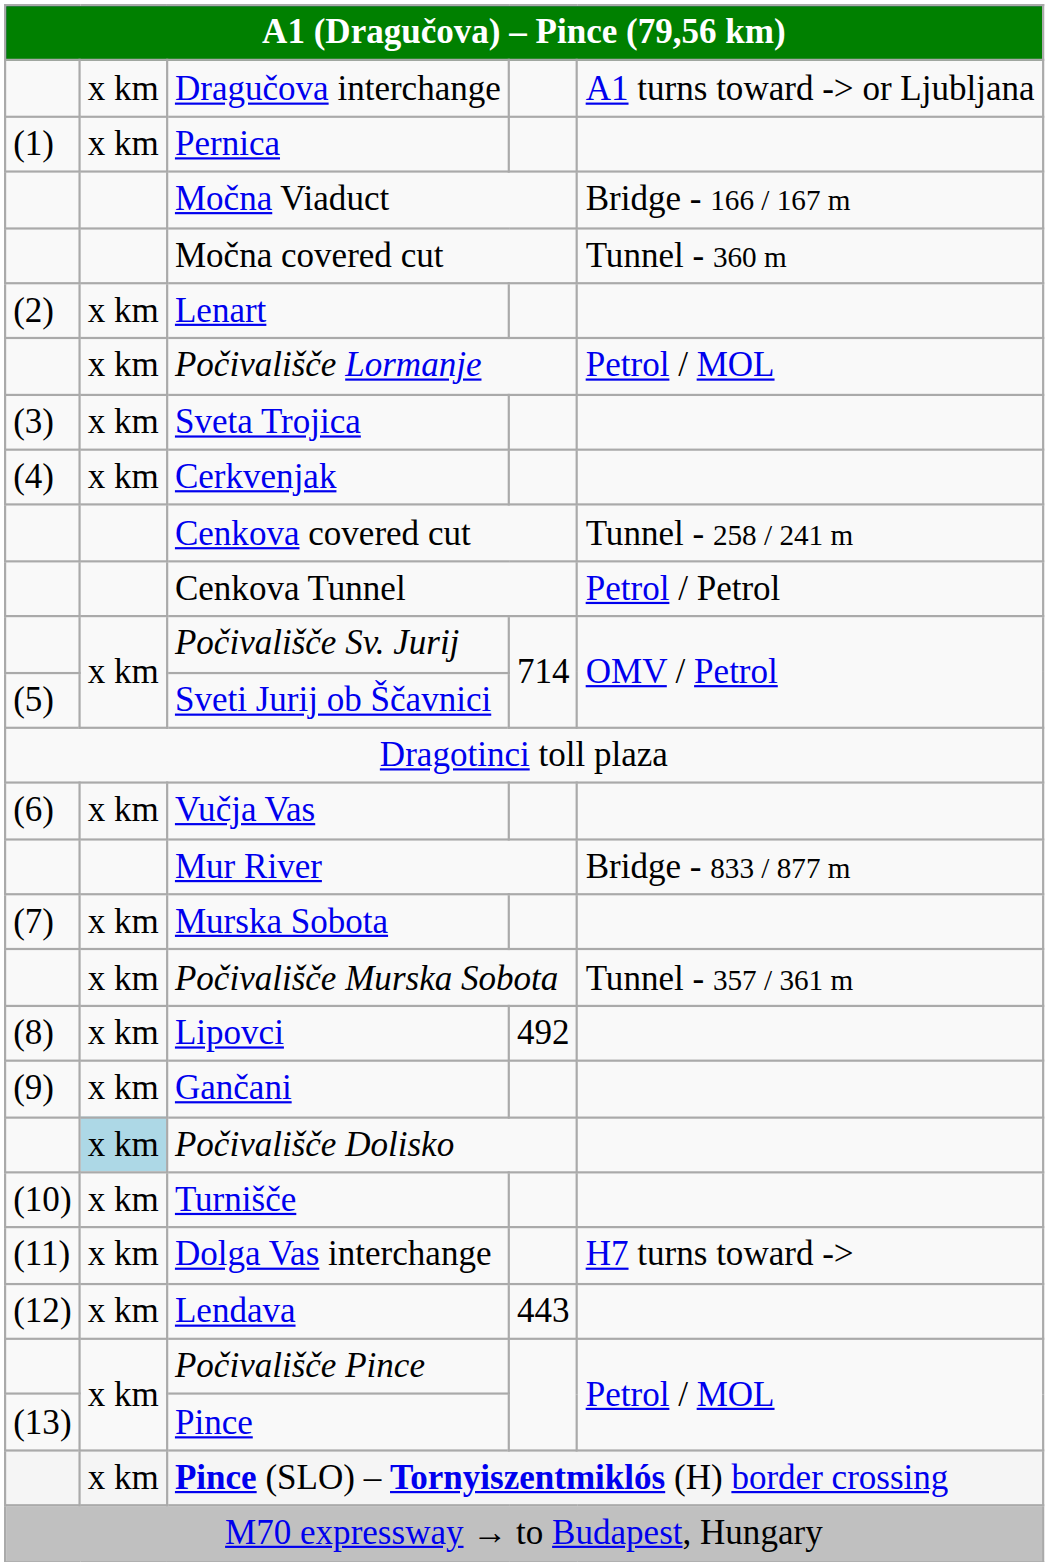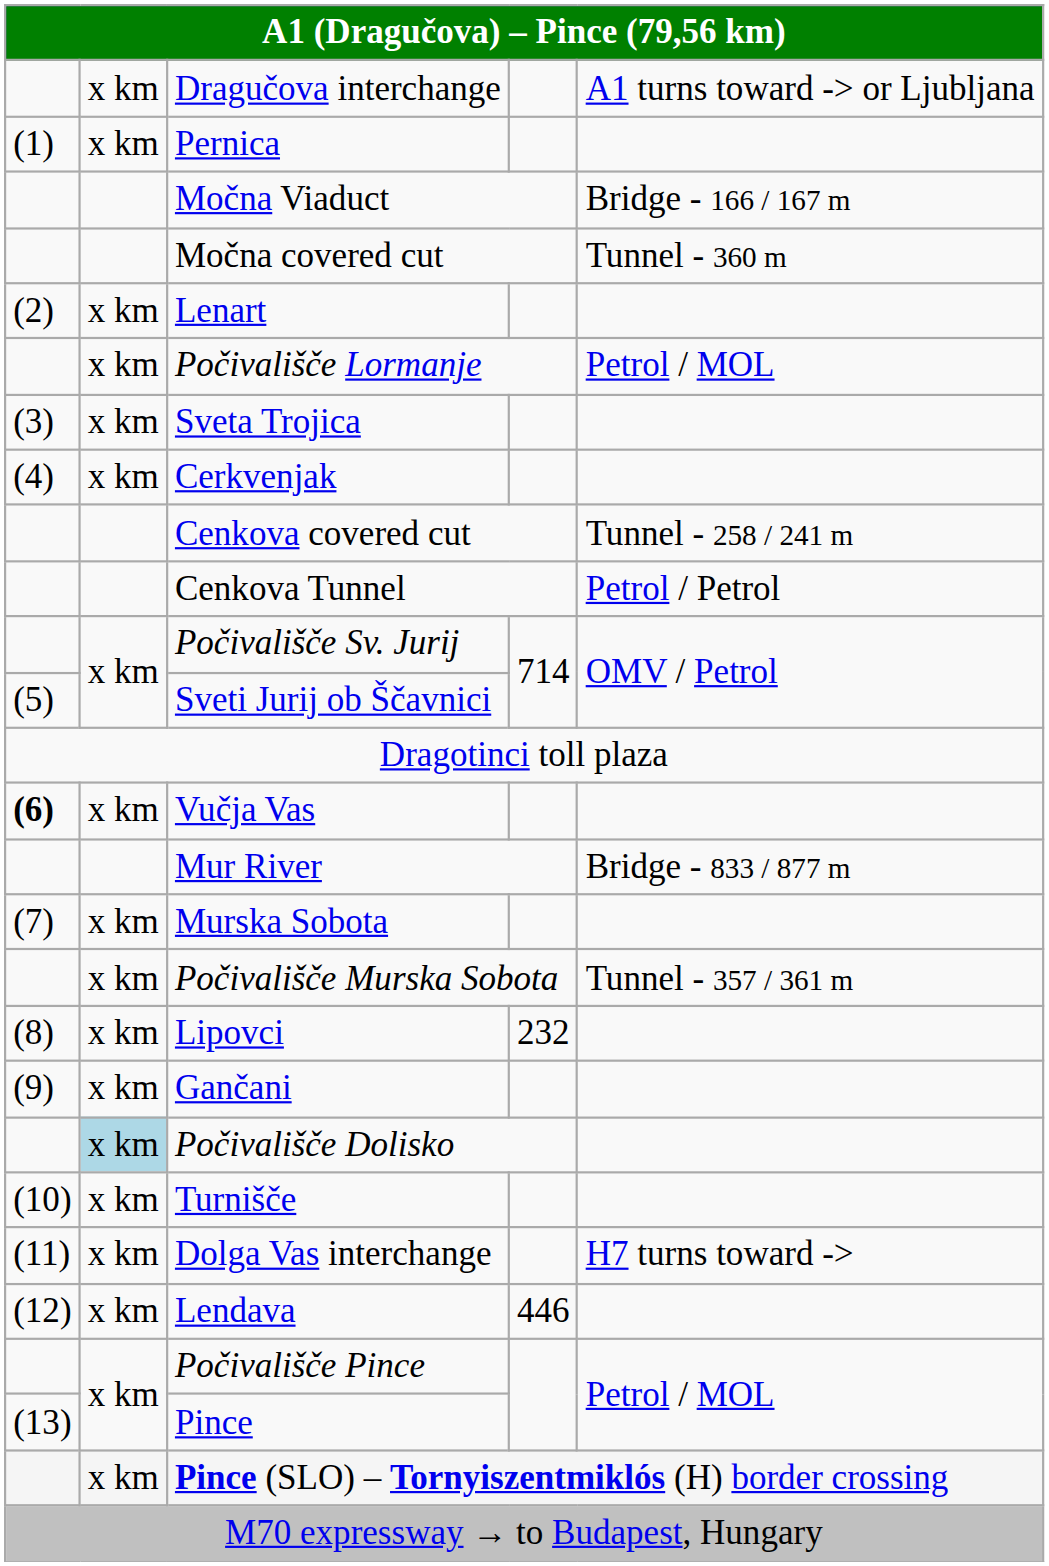(34, 810) normal -> (34, 810) bold
(543, 1032) 492 -> (543, 1032) 232
(543, 1310) 443 -> (543, 1310) 446
